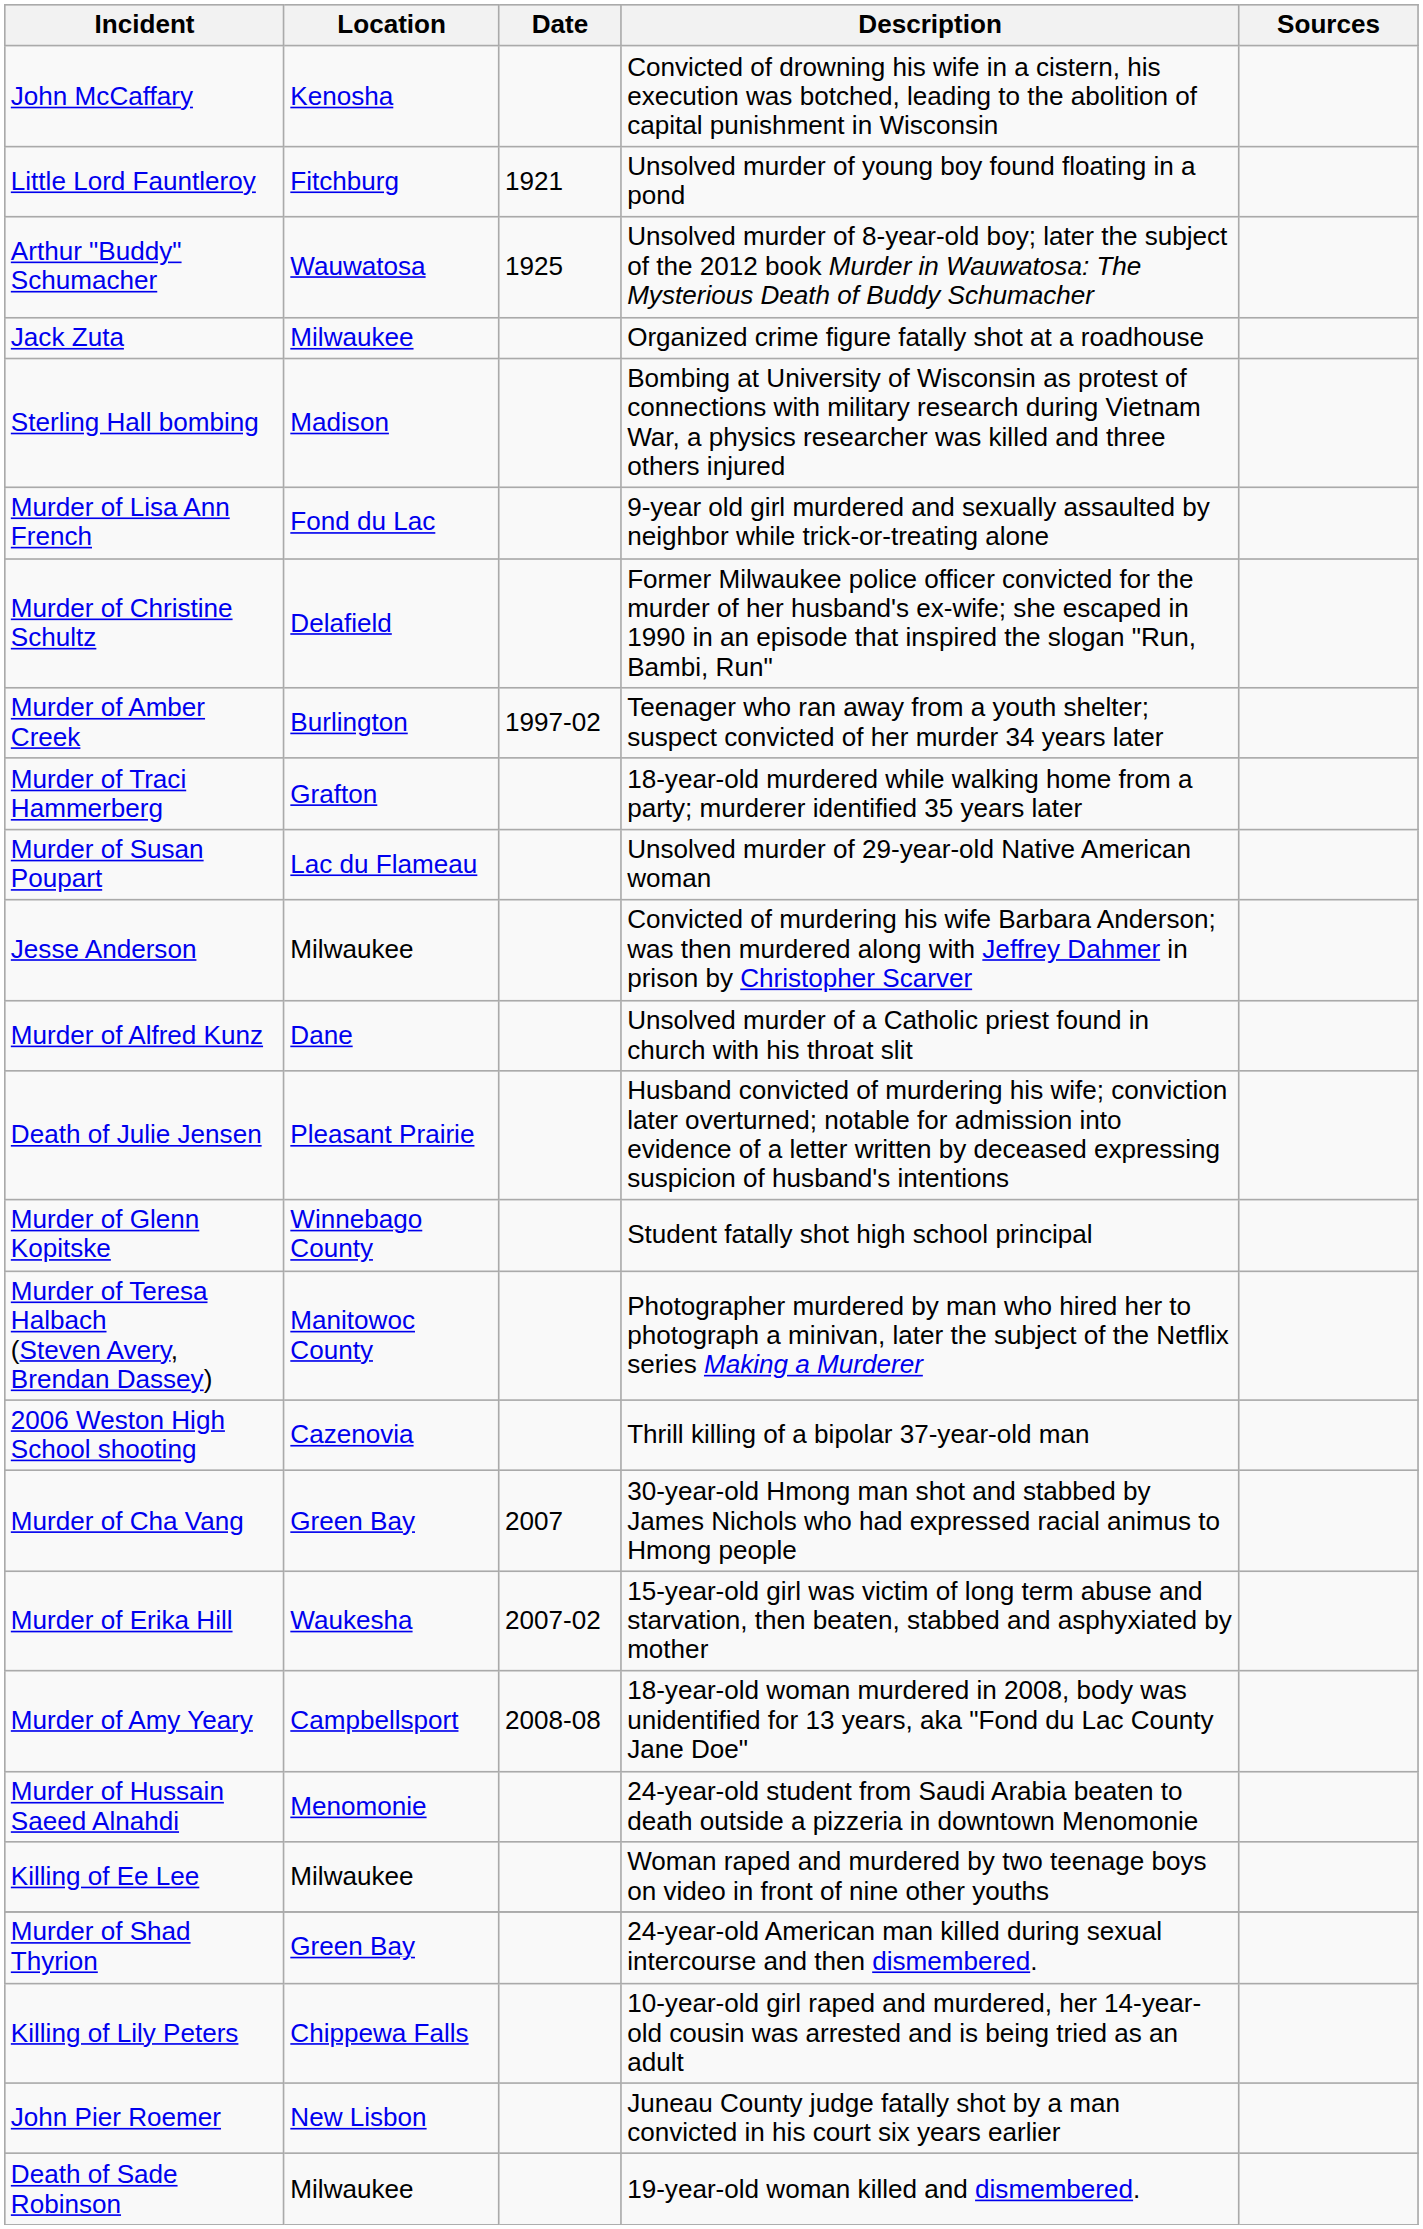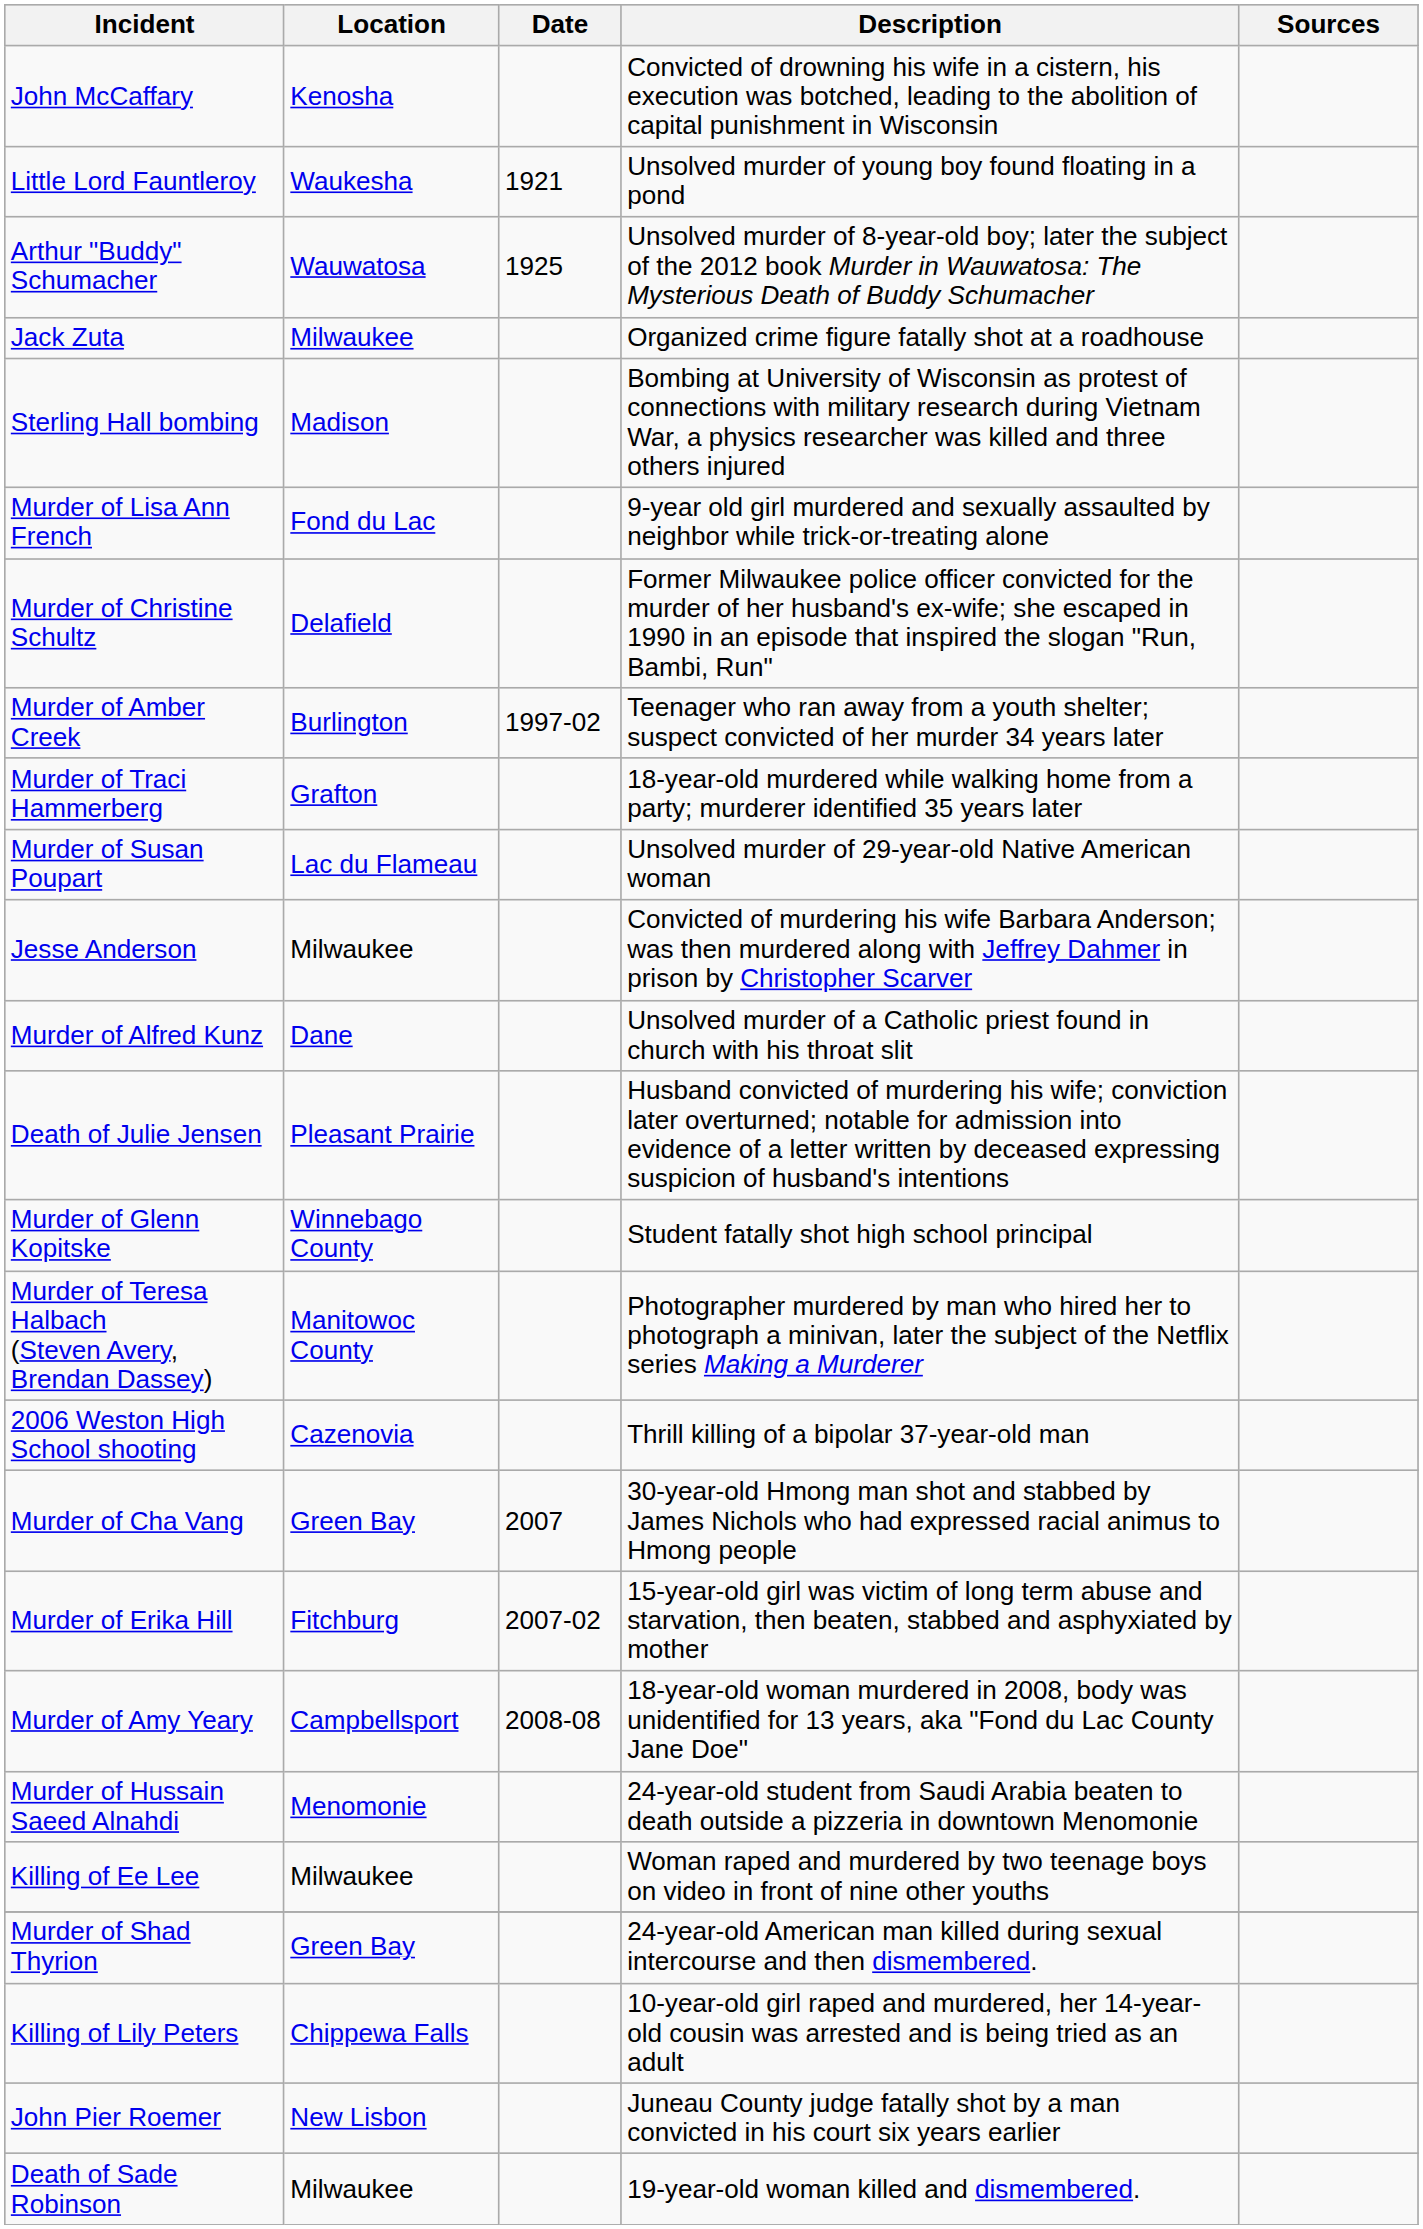(345, 181) Fitchburg -> (351, 181) Waukesha
(351, 1620) Waukesha -> (345, 1620) Fitchburg
